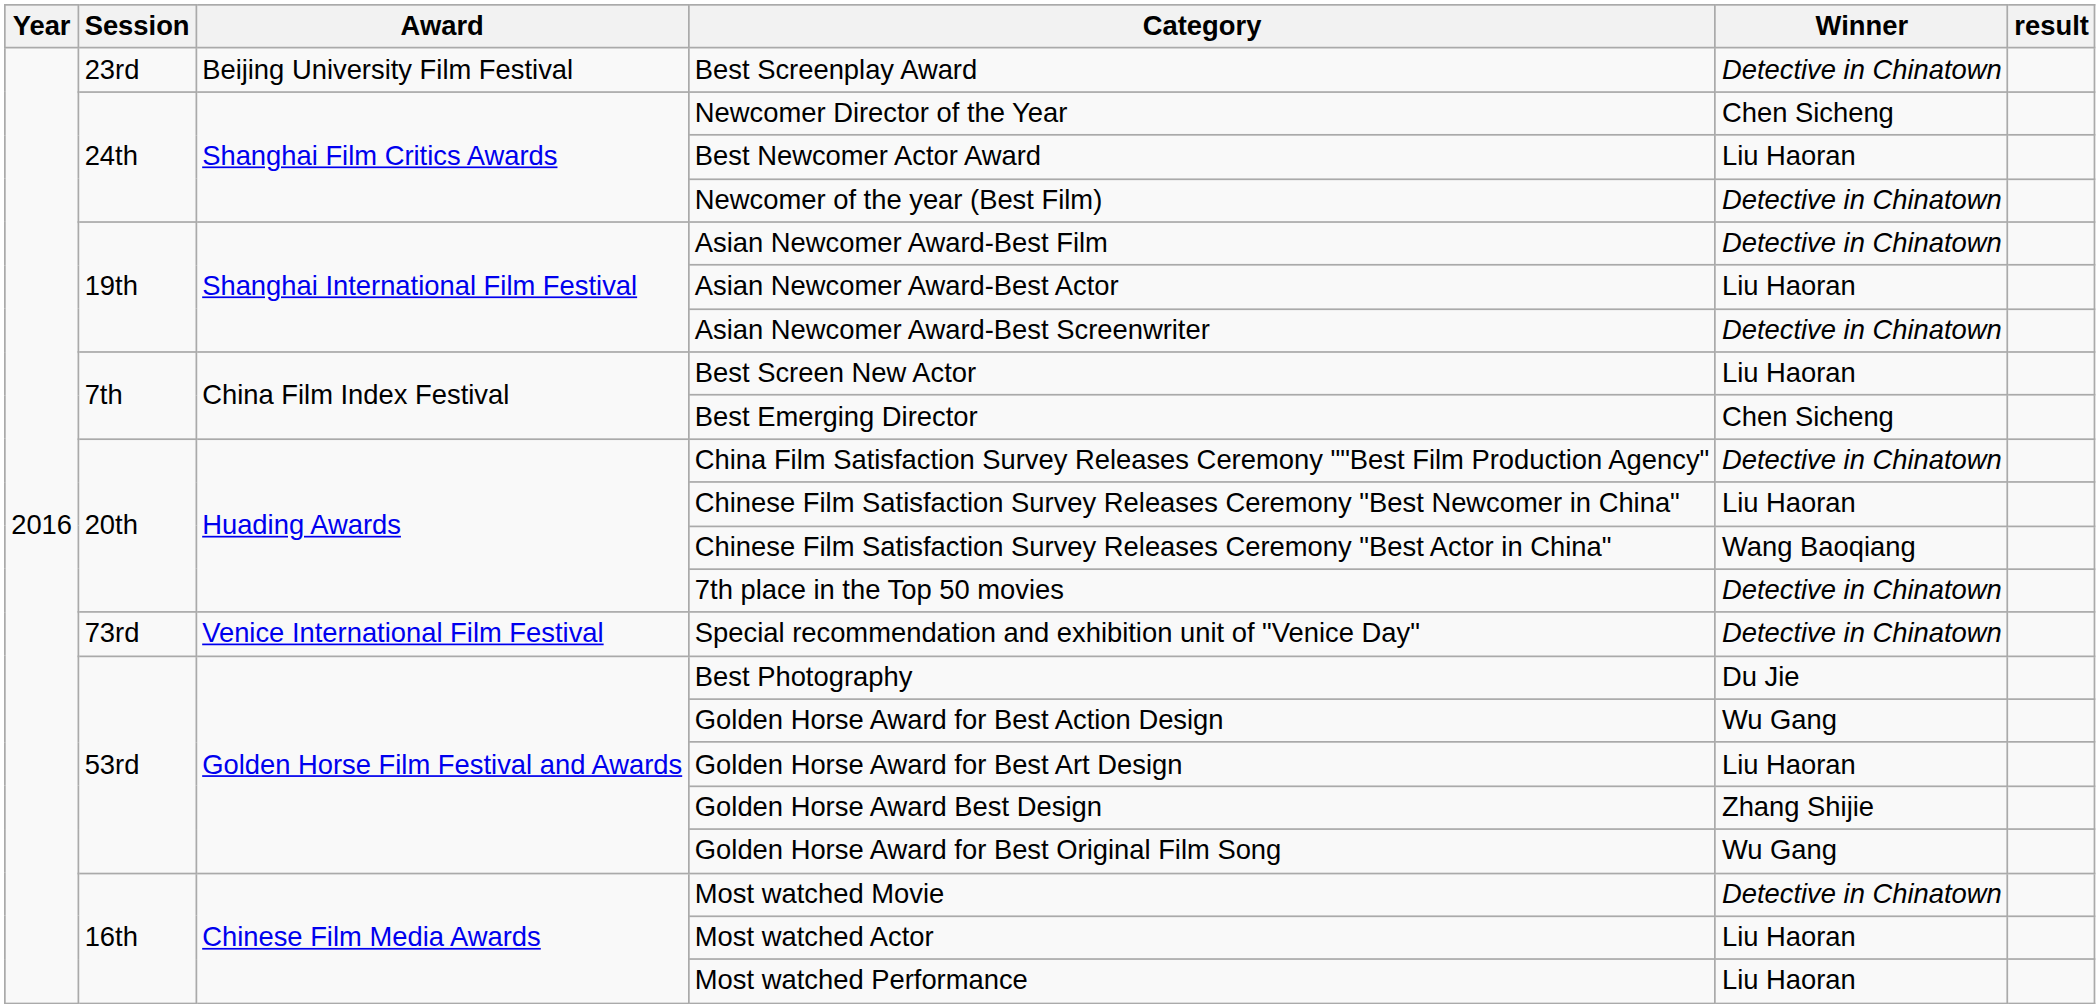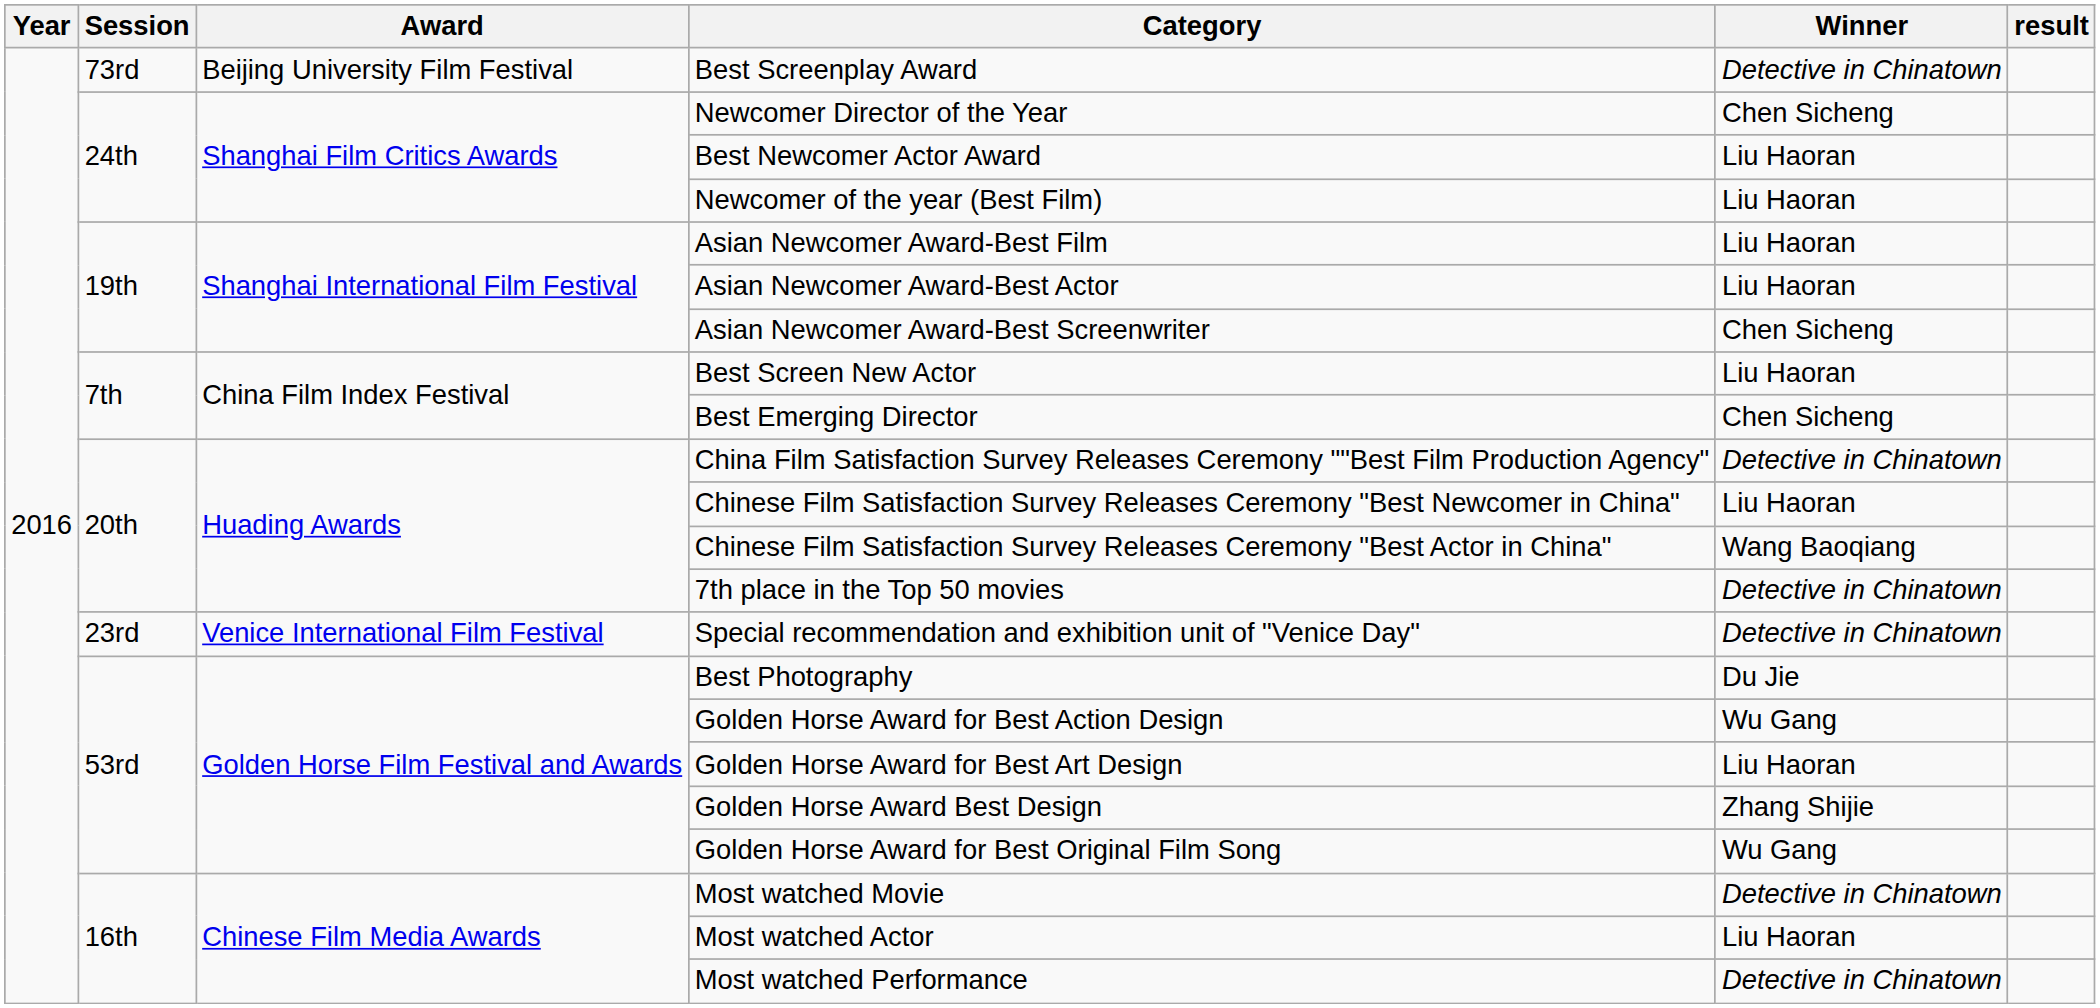(112, 69) 23rd -> (112, 69) 73rd
(1862, 199) Detective in Chinatown -> (1789, 199) Liu Haoran
(1862, 243) Detective in Chinatown -> (1789, 243) Liu Haoran
(1862, 329) Detective in Chinatown -> (1808, 329) Chen Sicheng
(112, 633) 73rd -> (112, 633) 23rd
(1789, 980) Liu Haoran -> (1862, 980) Detective in Chinatown
